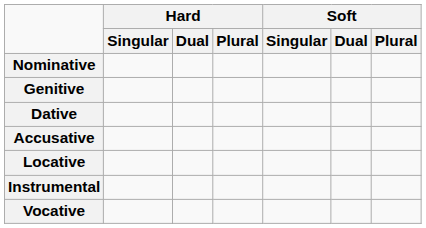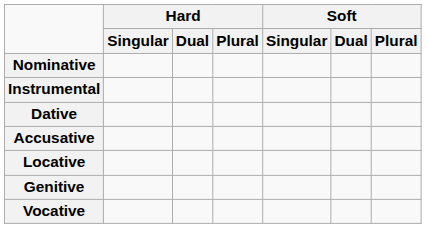rows swapped: (54, 89) <-> (54, 187)
